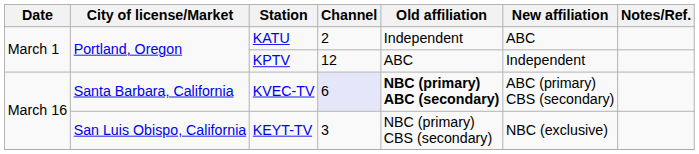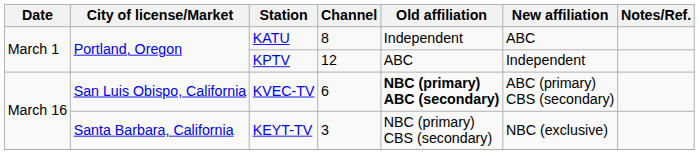(325, 38) 2 -> (325, 38) 8
(154, 91) Santa Barbara, California -> (160, 91) San Luis Obispo, California
(325, 91) lavender background -> (325, 91) no background
(160, 130) San Luis Obispo, California -> (154, 130) Santa Barbara, California
